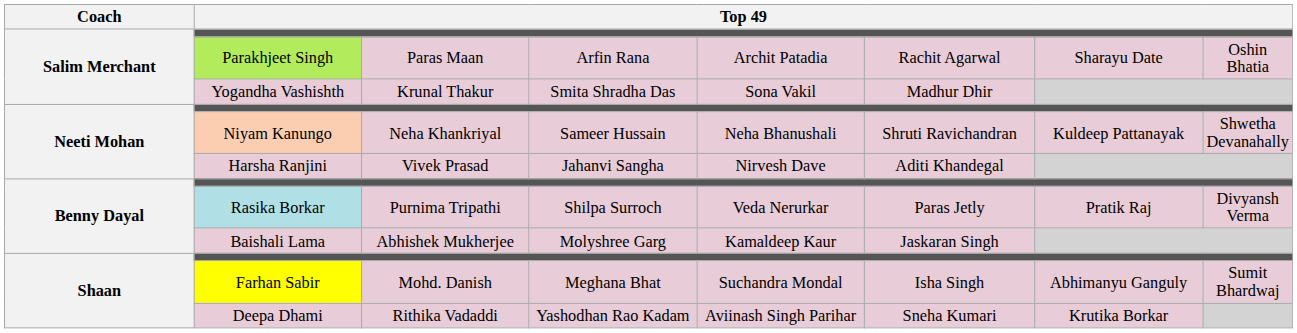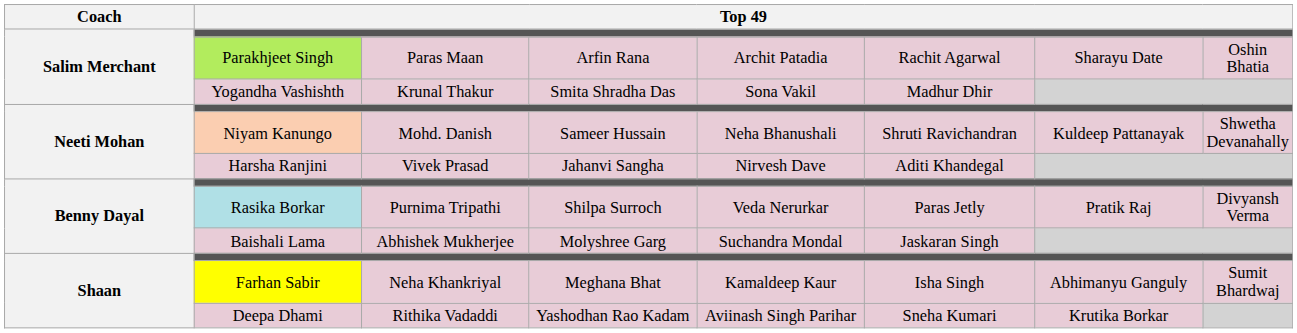(445, 133) Neha Khankriyal -> (445, 133) Mohd. Danish
(781, 241) Kamaldeep Kaur -> (781, 241) Suchandra Mondal
(445, 282) Mohd. Danish -> (445, 282) Neha Khankriyal
(781, 282) Suchandra Mondal -> (781, 282) Kamaldeep Kaur
